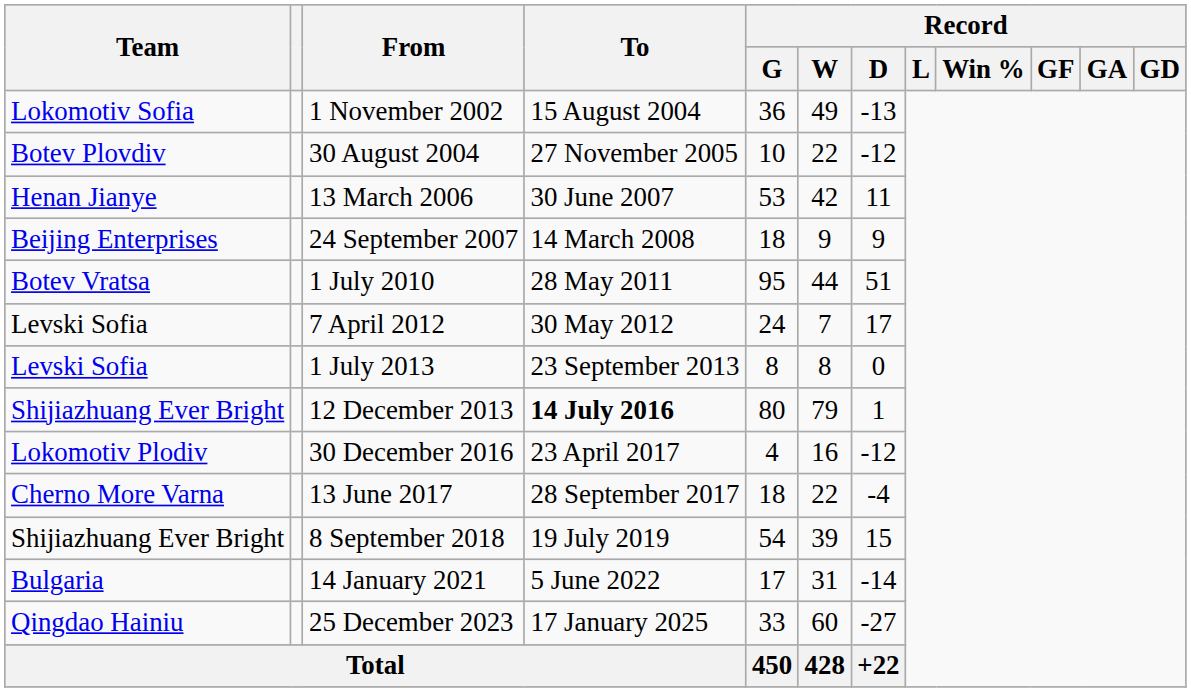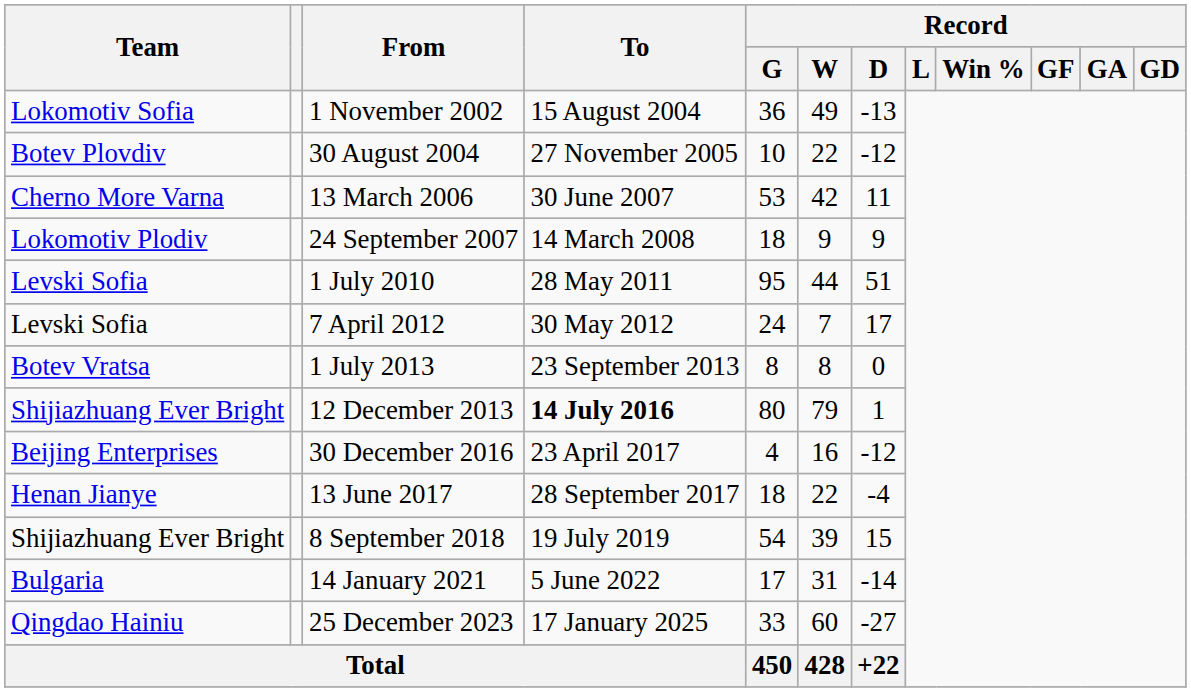(84, 196) Henan Jianye -> (118, 196) Cherno More Varna
(114, 238) Beijing Enterprises -> (109, 238) Lokomotiv Plodiv
(81, 281) Botev Vratsa -> (79, 281) Levski Sofia
(79, 366) Levski Sofia -> (81, 366) Botev Vratsa
(109, 452) Lokomotiv Plodiv -> (114, 452) Beijing Enterprises
(118, 494) Cherno More Varna -> (84, 494) Henan Jianye
